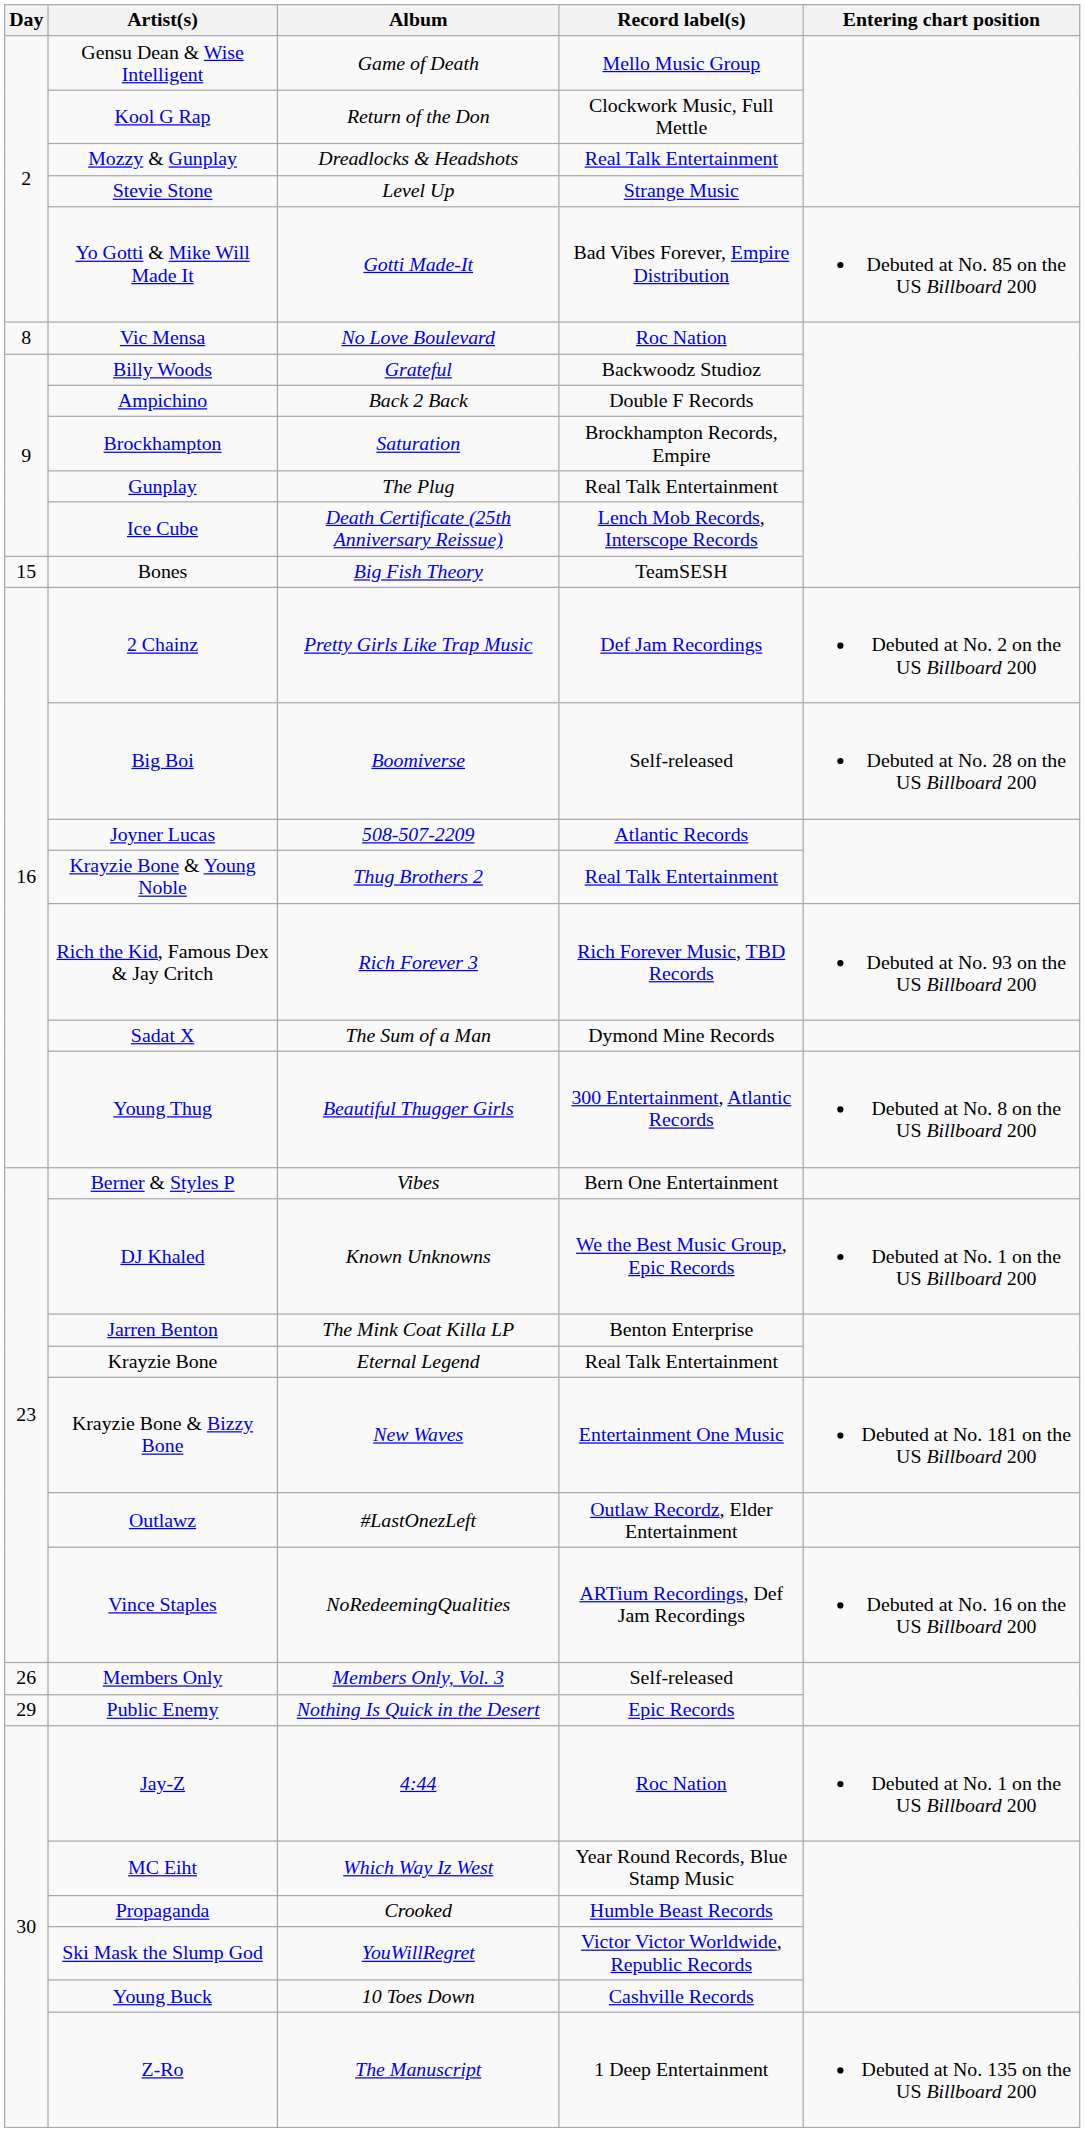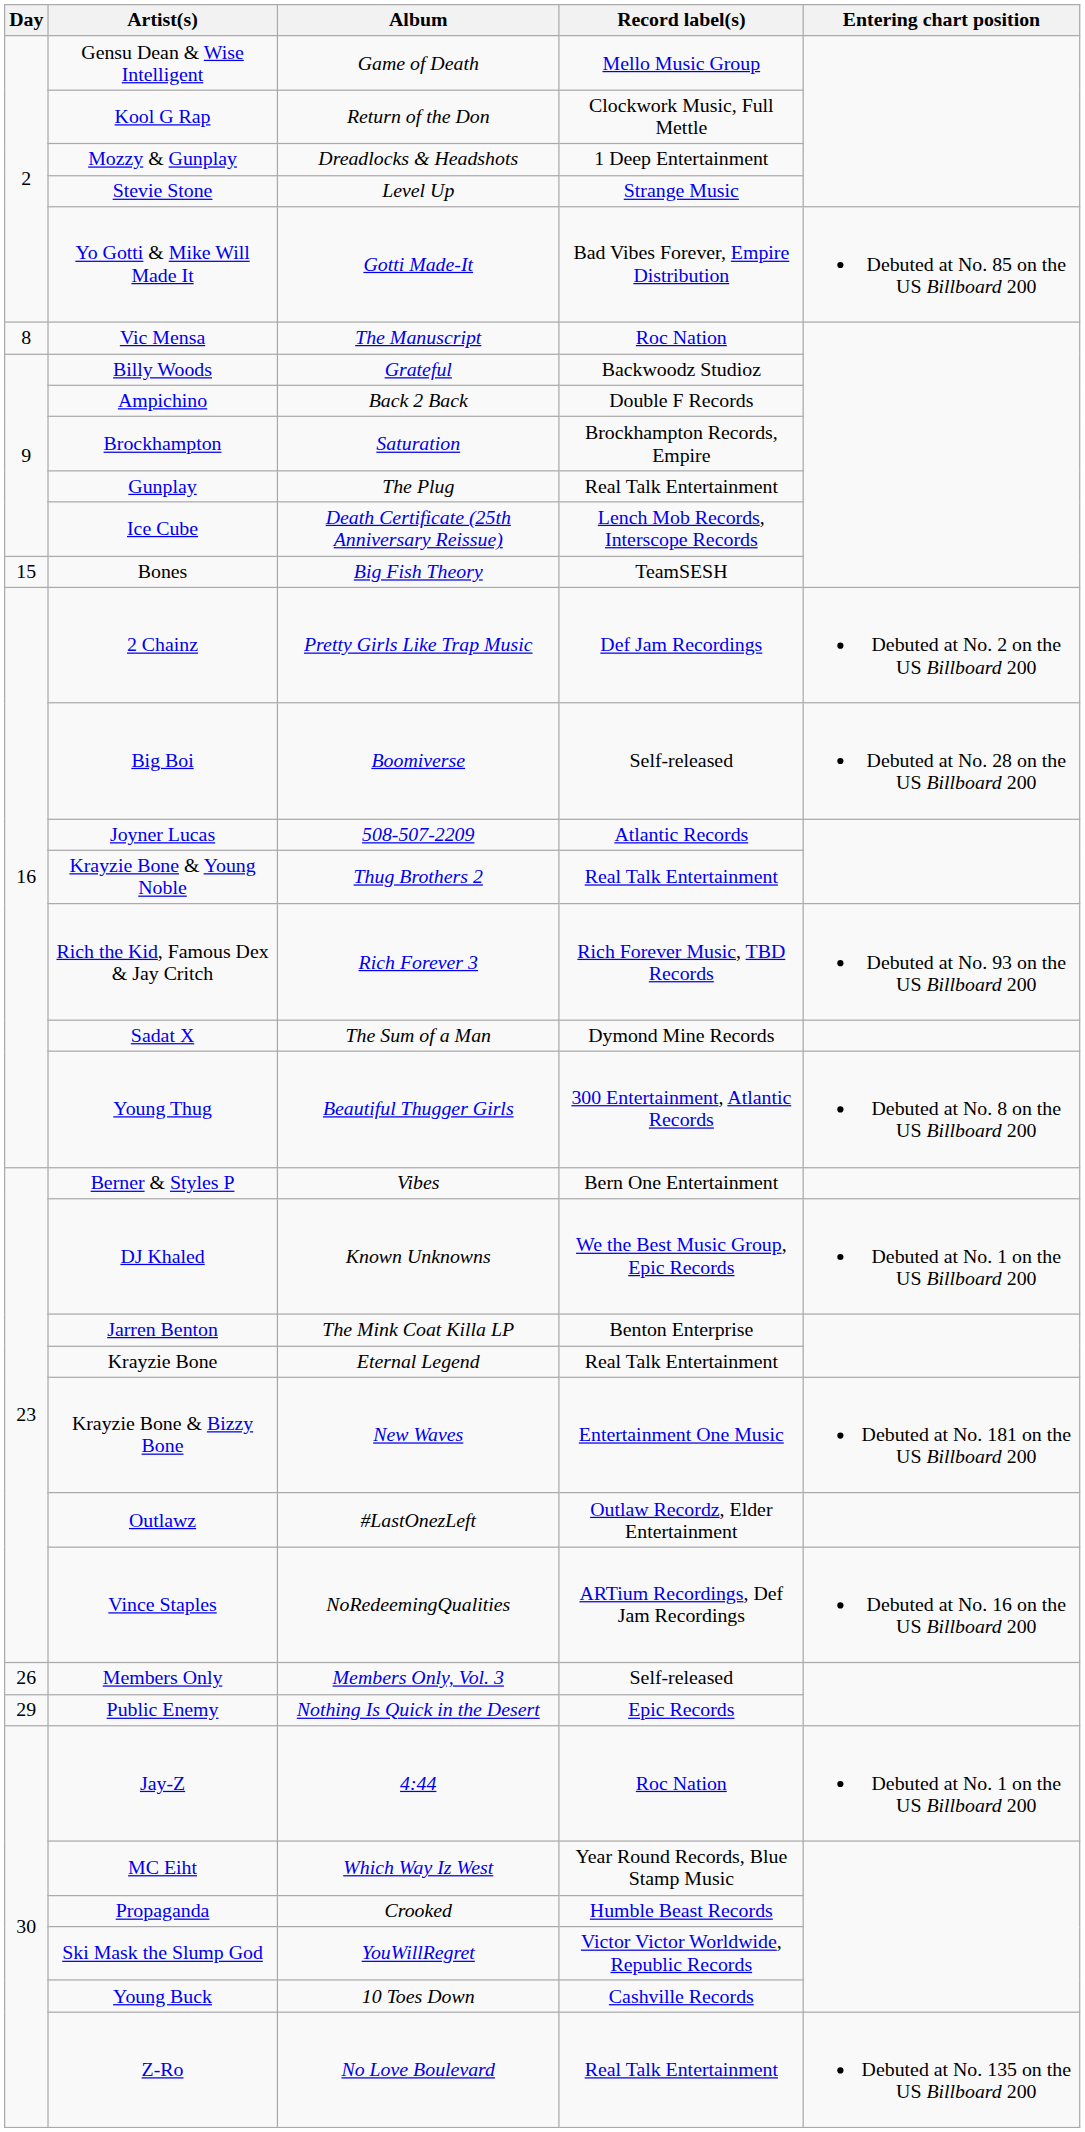(681, 159) Real Talk Entertainment -> (681, 159) 1 Deep Entertainment
(418, 337) No Love Boulevard -> (418, 337) The Manuscript
(418, 2069) The Manuscript -> (418, 2069) No Love Boulevard
(681, 2069) 1 Deep Entertainment -> (681, 2069) Real Talk Entertainment
